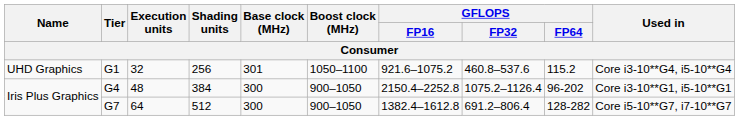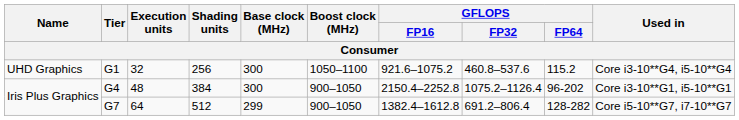(253, 69) 301 -> (253, 69) 300
(253, 106) 300 -> (253, 106) 299
